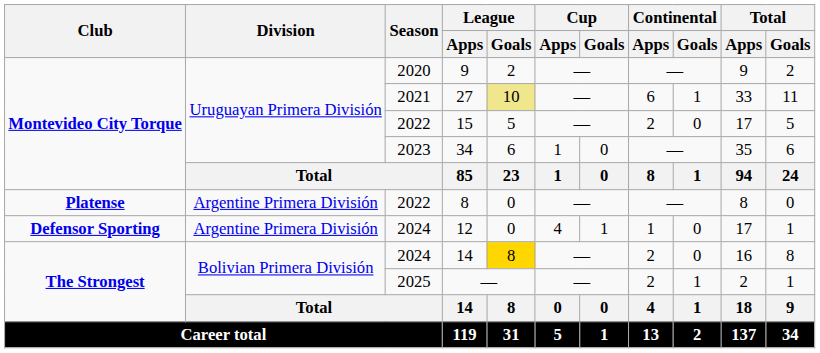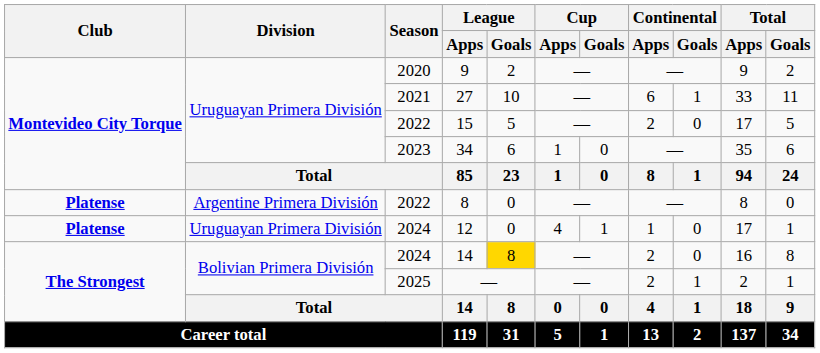(511, 96) khaki background -> (511, 96) no background
(95, 228) Defensor Sporting -> (95, 228) Platense
(286, 228) Argentine Primera División -> (286, 228) Uruguayan Primera División
